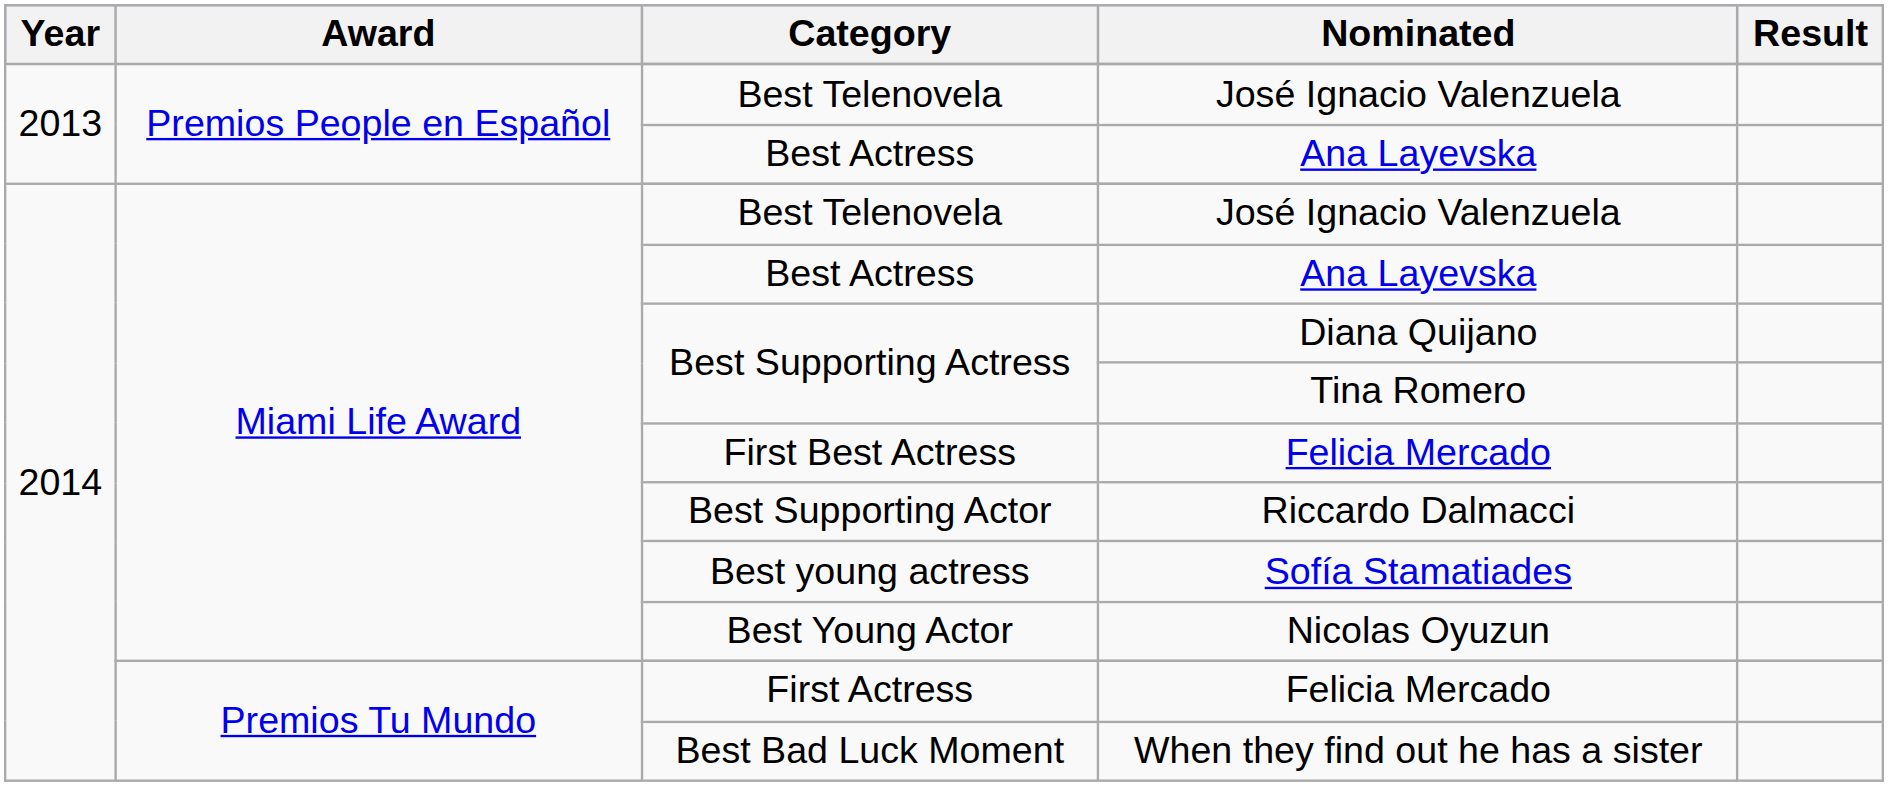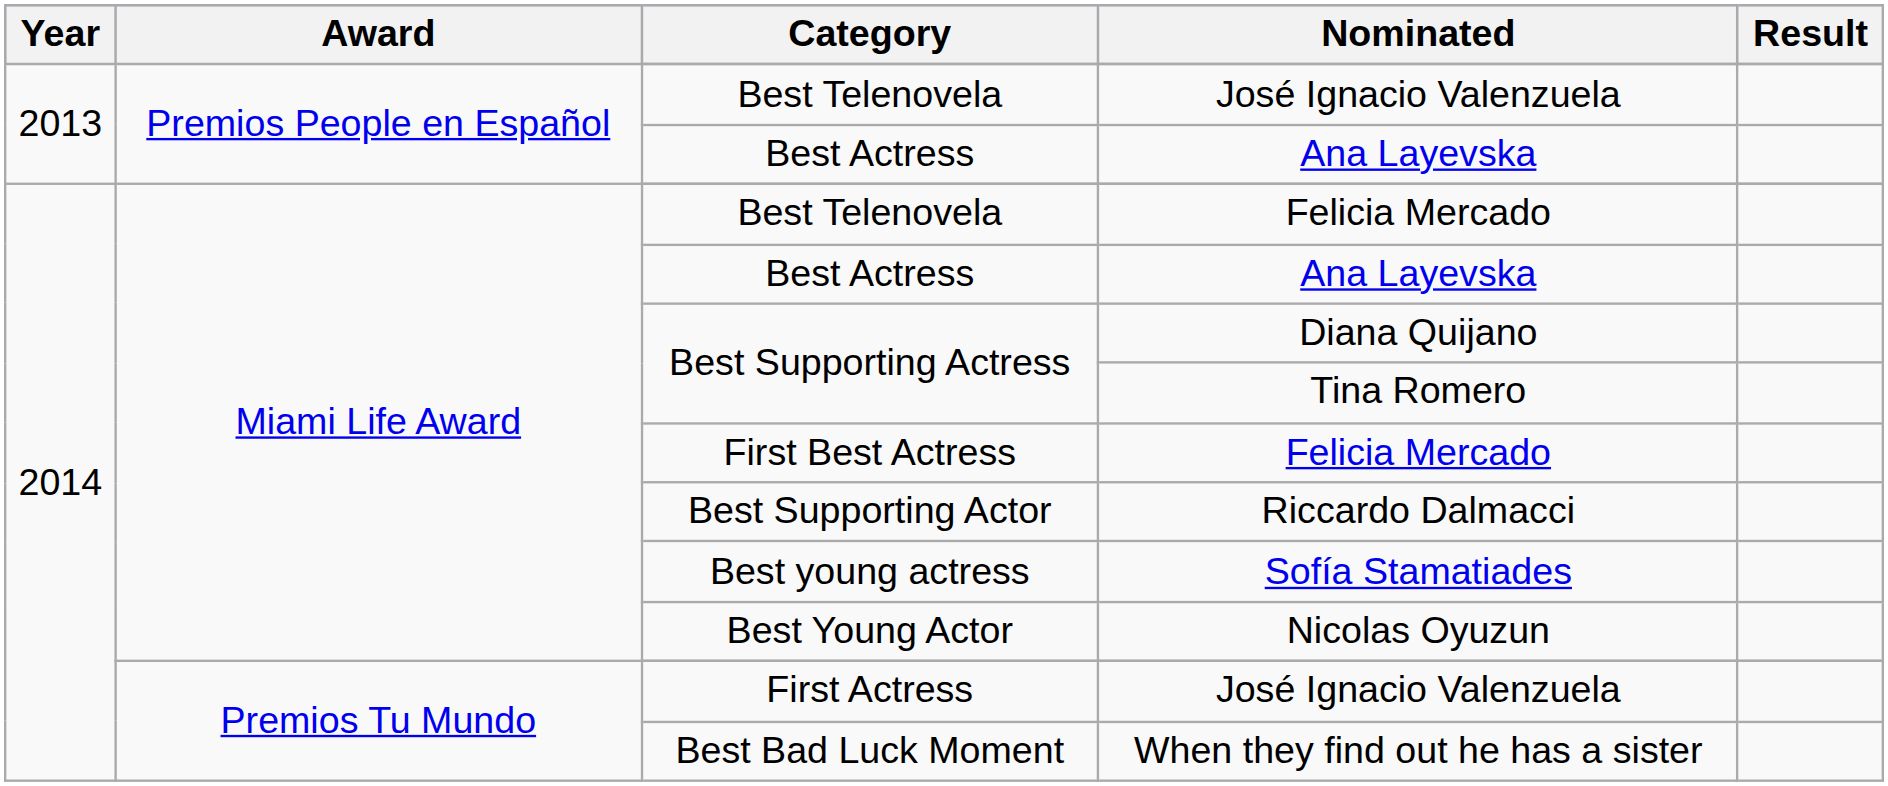(1418, 213) José Ignacio Valenzuela -> (1418, 213) Felicia Mercado
(1418, 690) Felicia Mercado -> (1418, 690) José Ignacio Valenzuela
